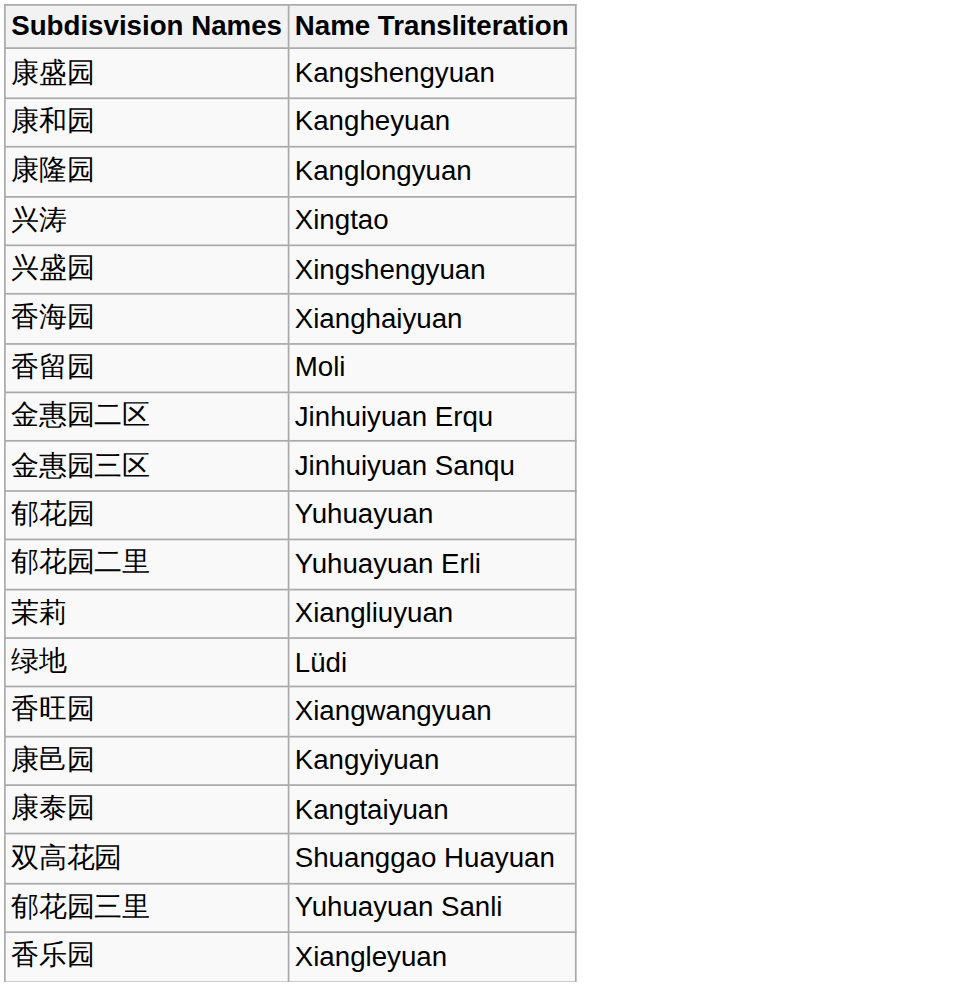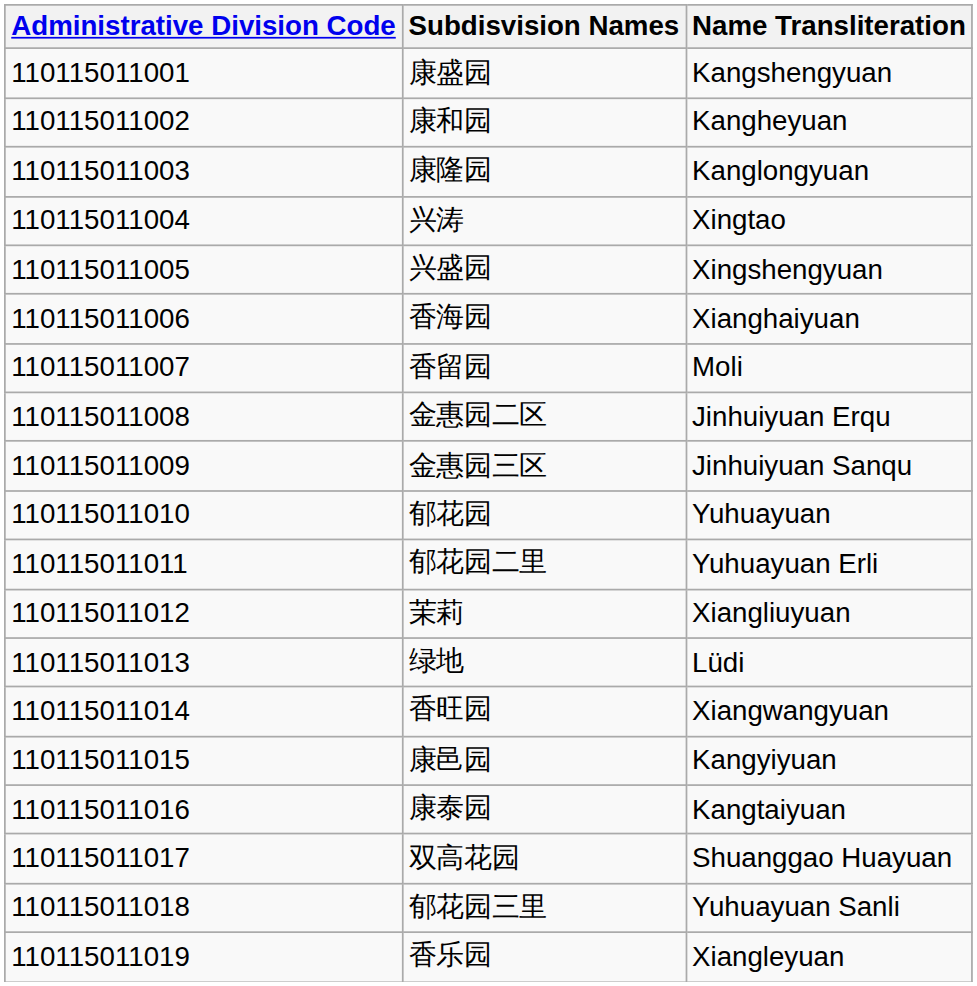+ column: (204, 26)
